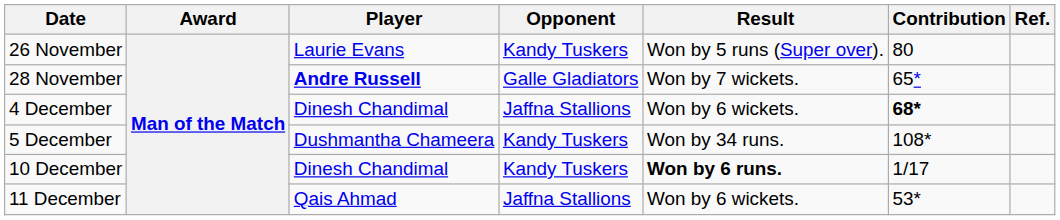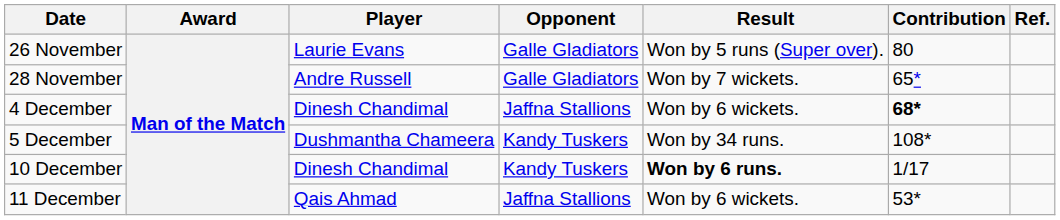(565, 49) Kandy Tuskers -> (571, 49) Galle Gladiators
(357, 79) bold -> (353, 79) normal
